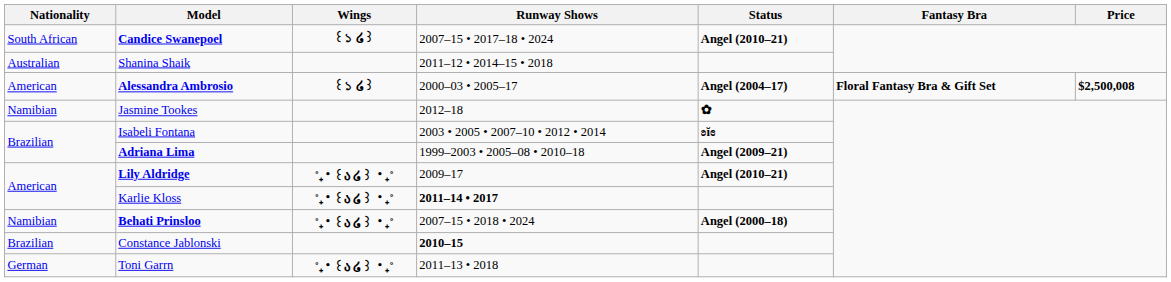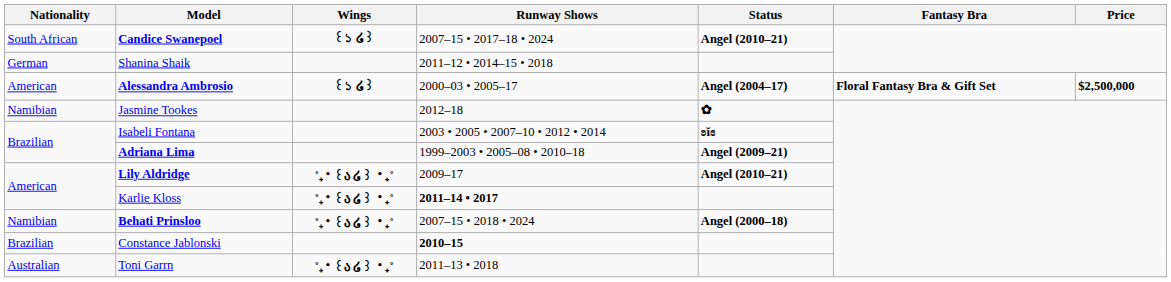(33, 62) Australian -> (28, 62) German
(1106, 86) $2,500,008 -> (1106, 86) $2,500,000
(28, 264) German -> (33, 264) Australian
